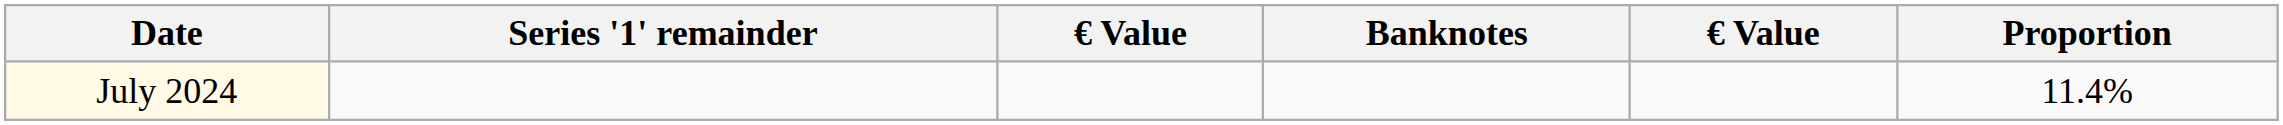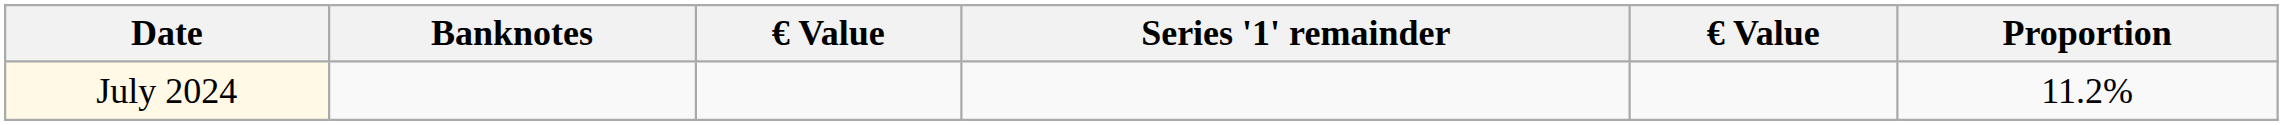columns swapped: (1447, 33) <-> (663, 33)
(2087, 90) 11.4% -> (2087, 90) 11.2%
